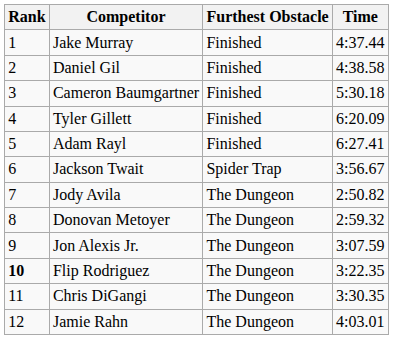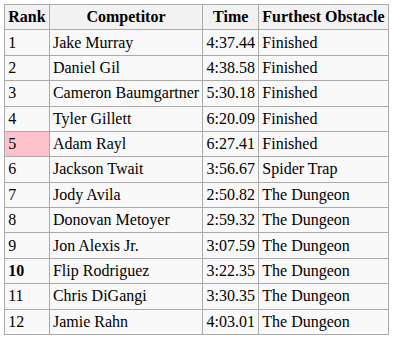columns swapped: (360, 17) <-> (268, 17)
(12, 144) no background -> (12, 144) pink background
